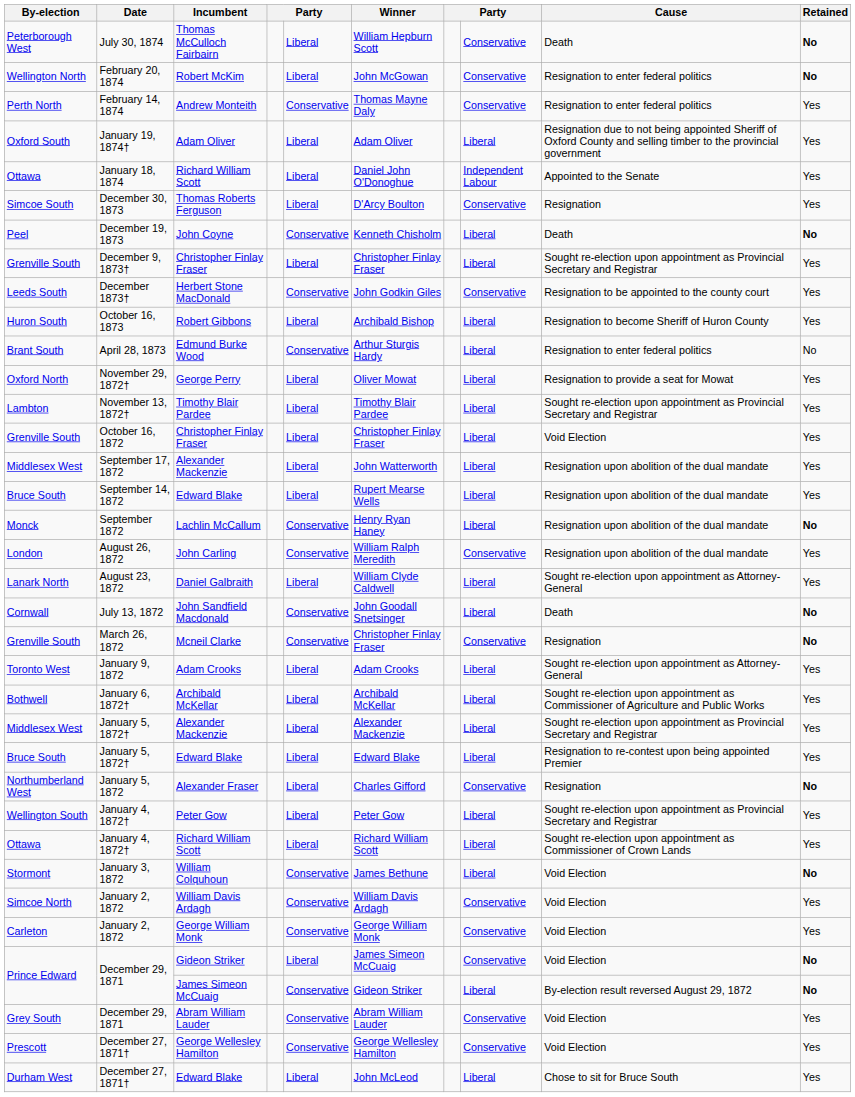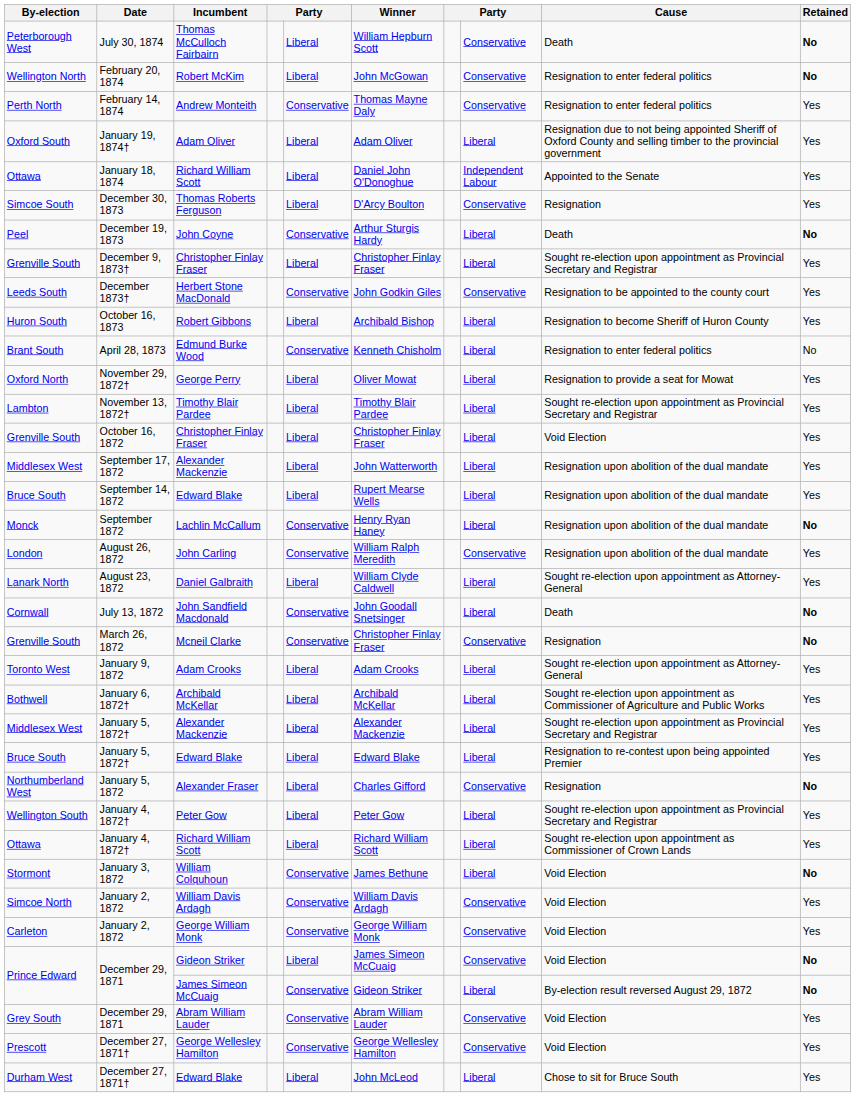(397, 234) Kenneth Chisholm -> (386, 234) Arthur Sturgis Hardy
(386, 350) Arthur Sturgis Hardy -> (397, 350) Kenneth Chisholm
